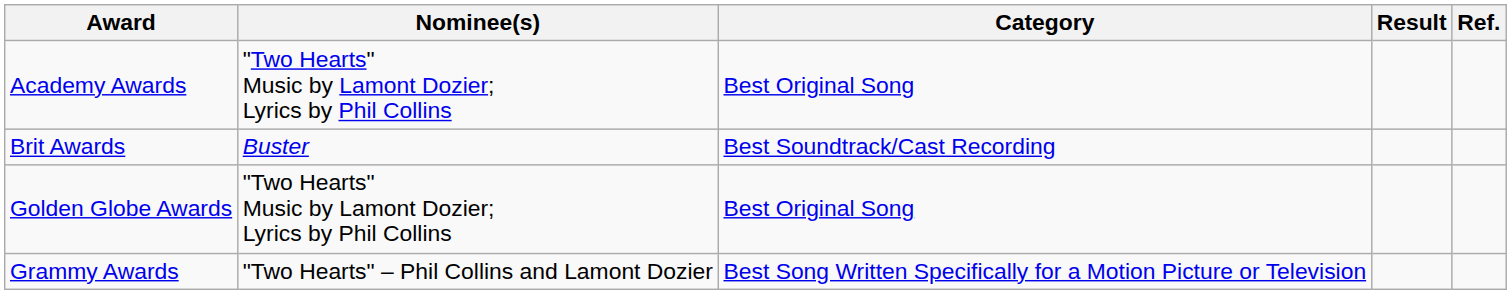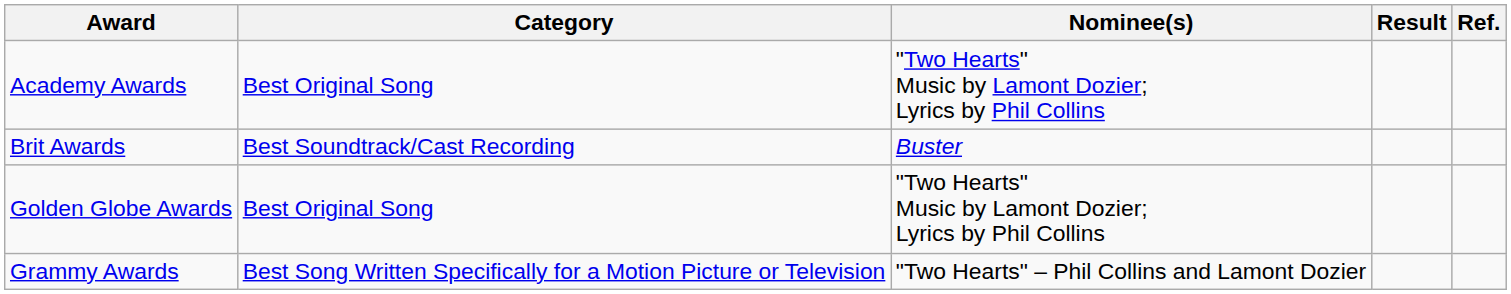columns swapped: (1045, 22) <-> (478, 22)
